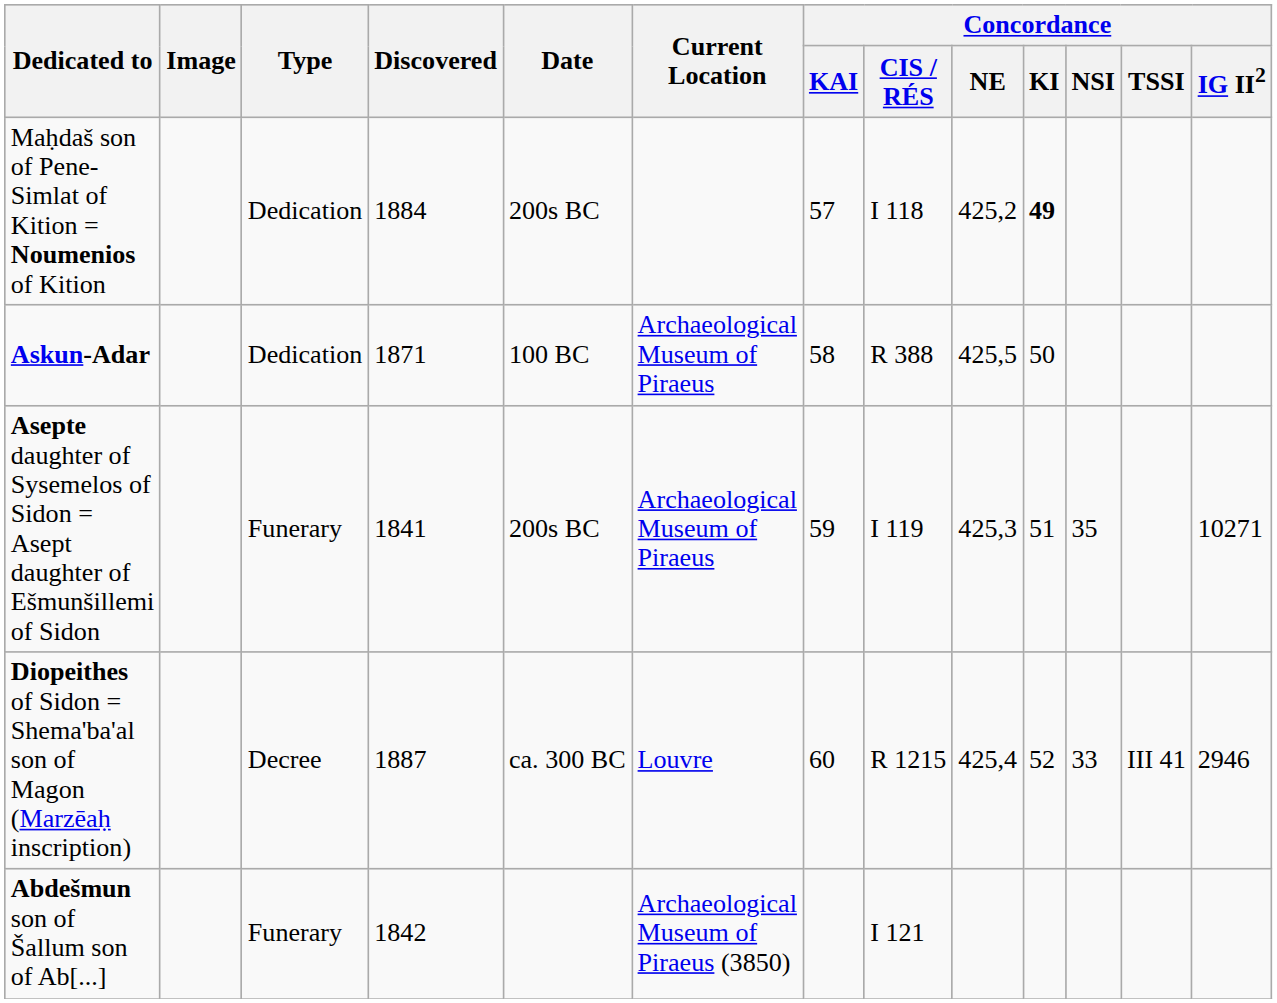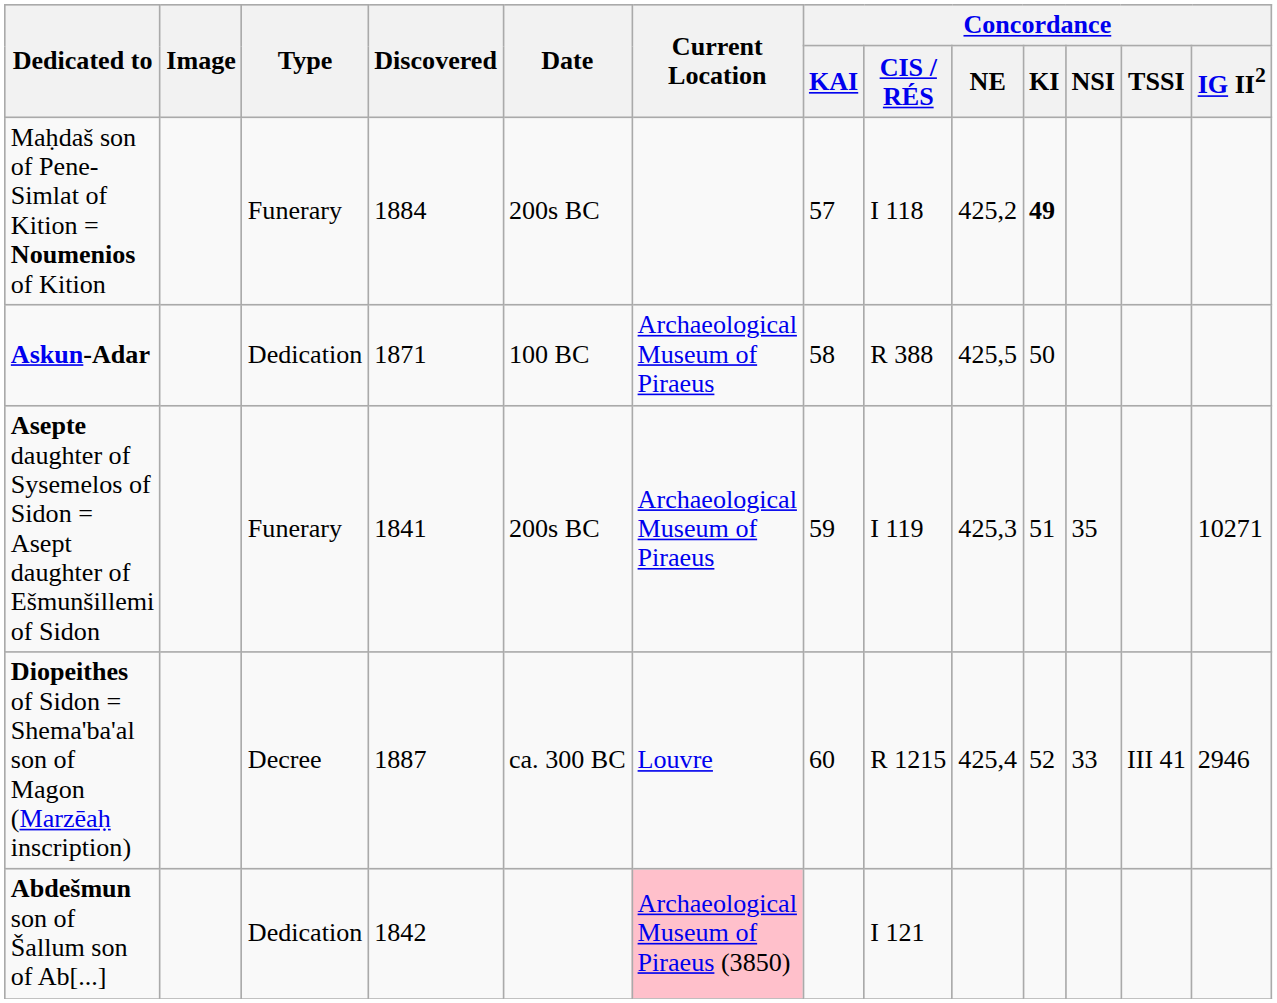(305, 210) Dedication -> (295, 210) Funerary
(295, 933) Funerary -> (305, 933) Dedication
(717, 933) no background -> (717, 933) pink background
